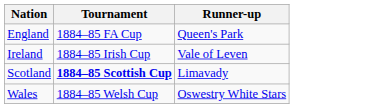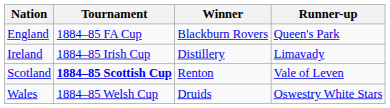+ column: (223, 14)
(213, 53) Vale of Leven -> (299, 53) Limavady
(203, 73) Limavady -> (309, 73) Vale of Leven
